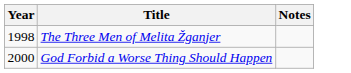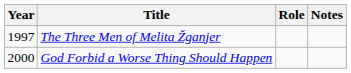+ column: (292, 15)
(21, 36) 1998 -> (21, 36) 1997
